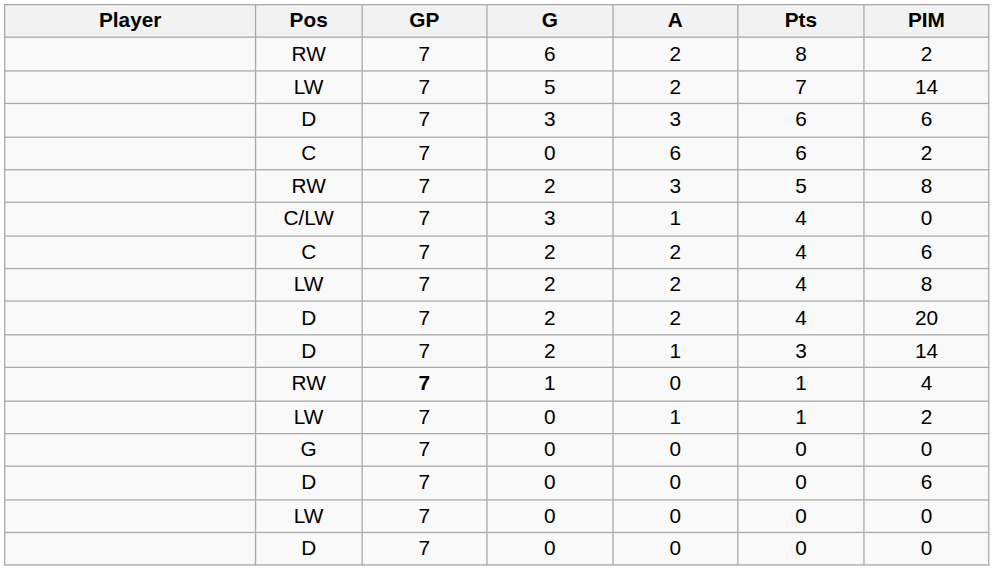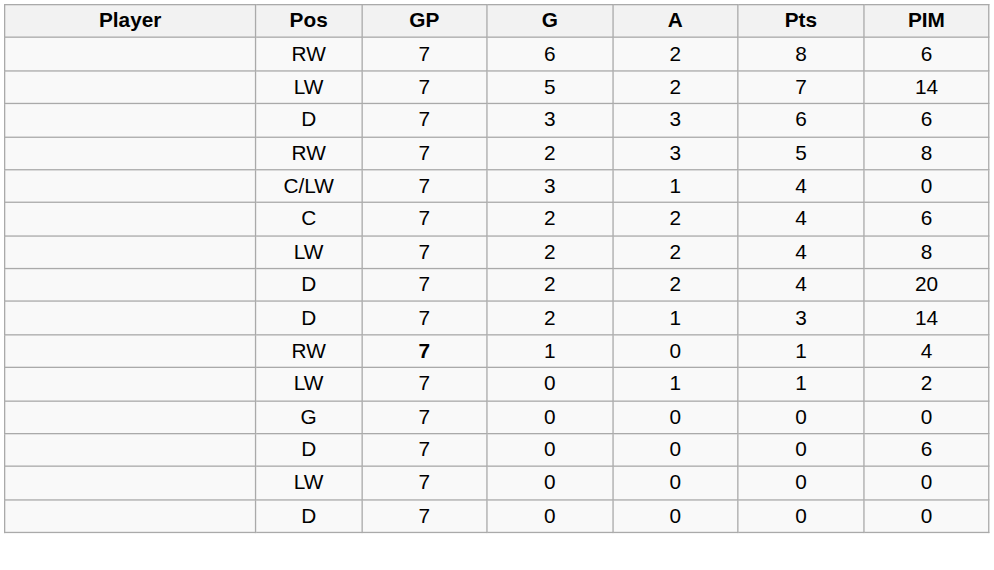(926, 53) 2 -> (926, 53) 6
- row: (309, 152)
